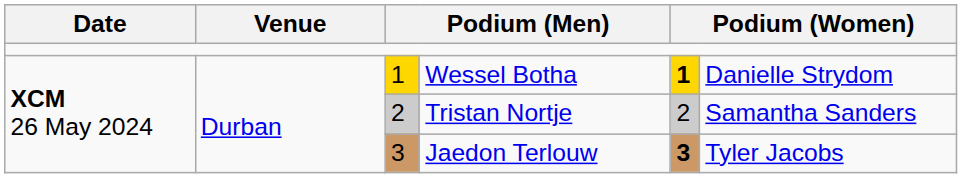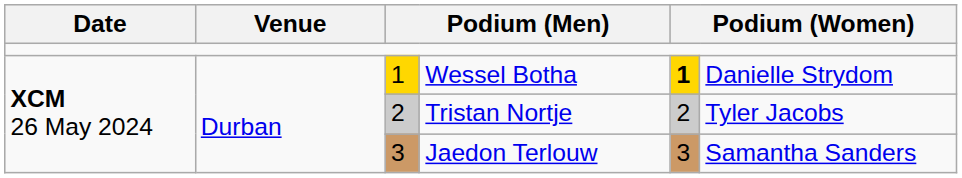(811, 113) Samantha Sanders -> (775, 113) Tyler Jacobs
(683, 152) bold -> (683, 152) normal
(775, 152) Tyler Jacobs -> (811, 152) Samantha Sanders
